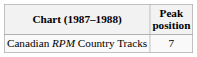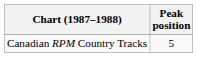(171, 43) 7 -> (171, 43) 5
